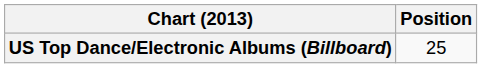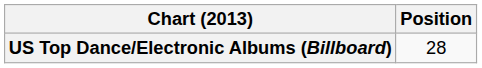(436, 47) 25 -> (436, 47) 28
